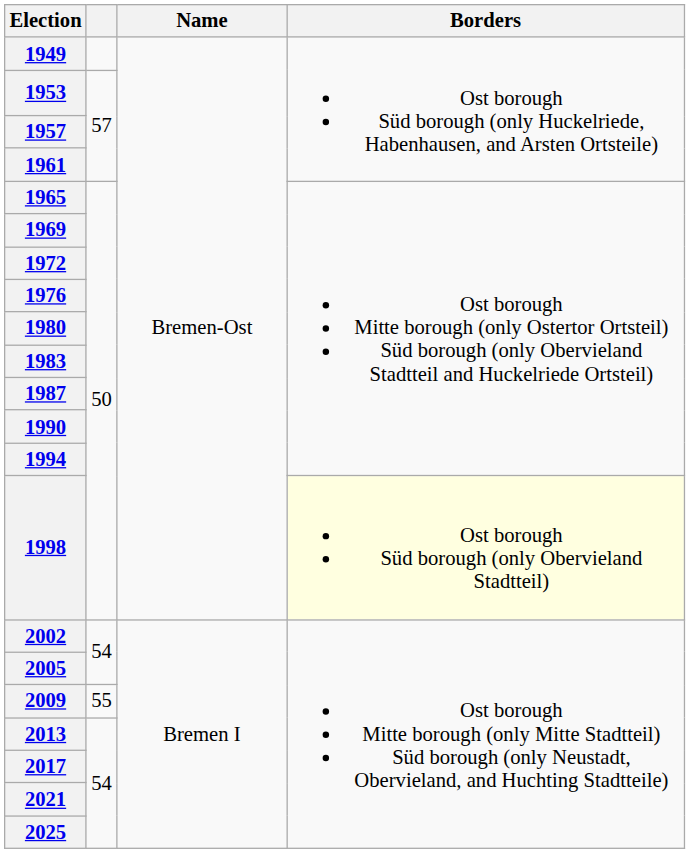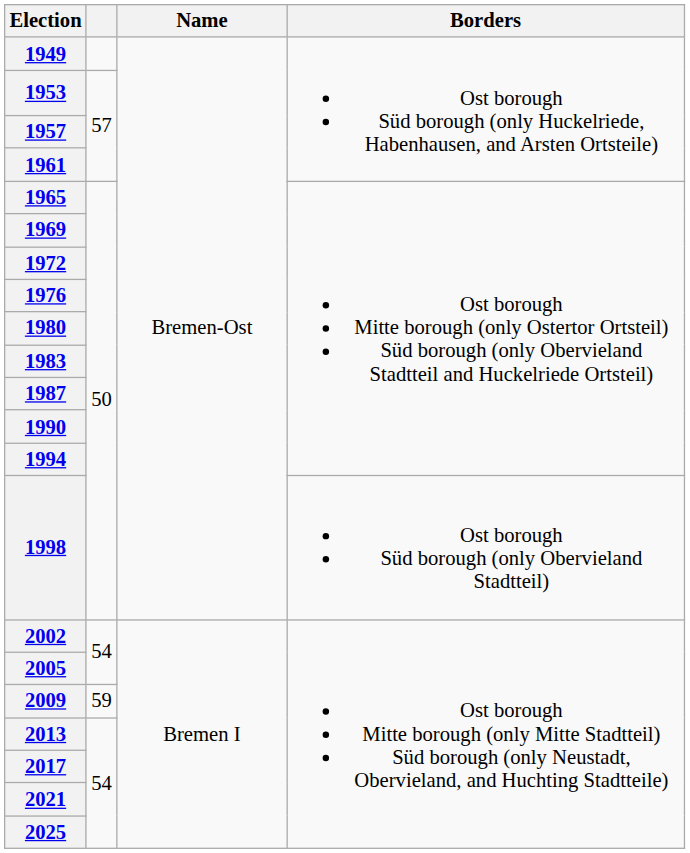(486, 559) lightyellow background -> (486, 559) no background
(101, 701) 55 -> (101, 701) 59
